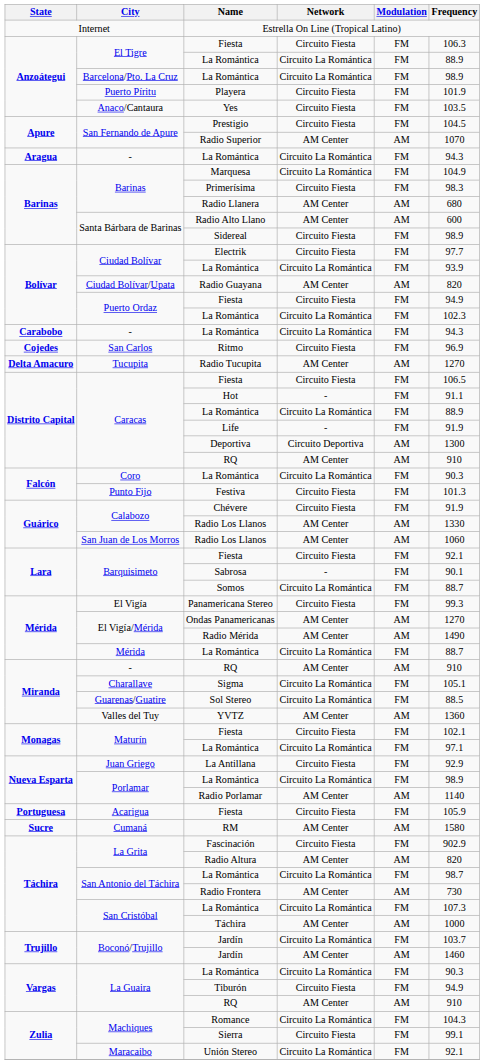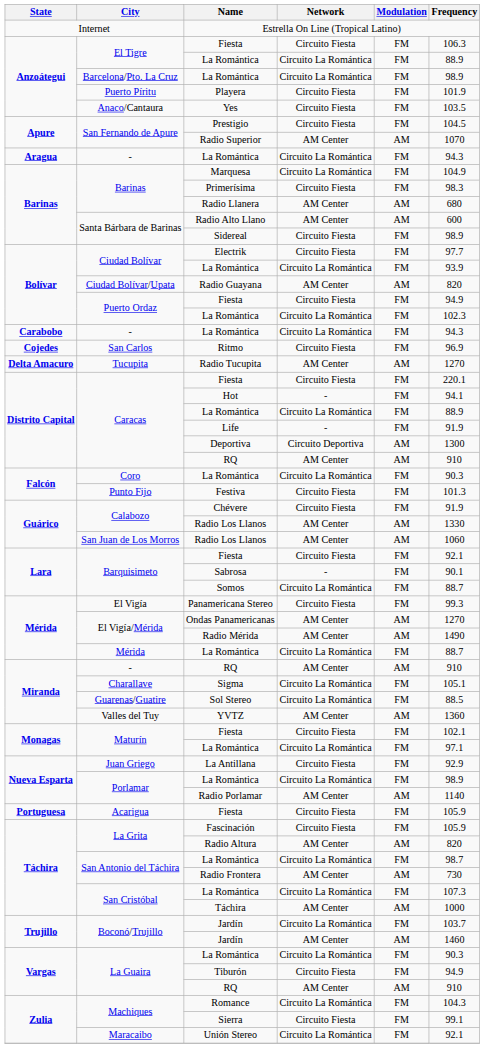(454, 380) 106.5 -> (454, 380) 220.1
(454, 396) 91.1 -> (454, 396) 94.1
- row: (130, 827)
(454, 843) 902.9 -> (454, 827) 105.9
